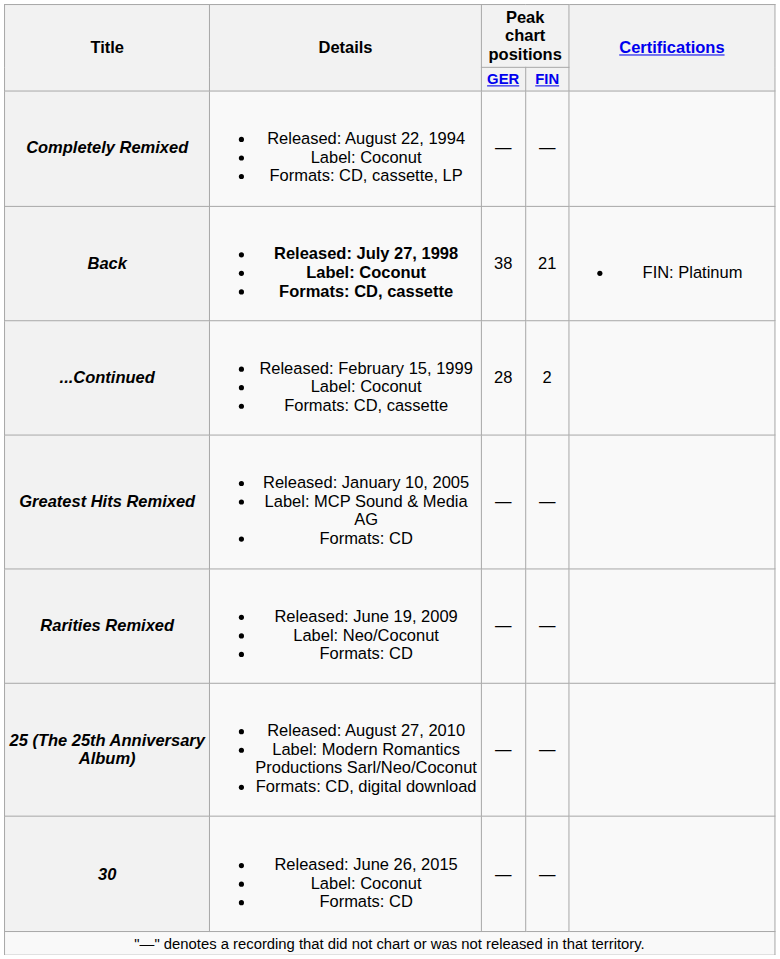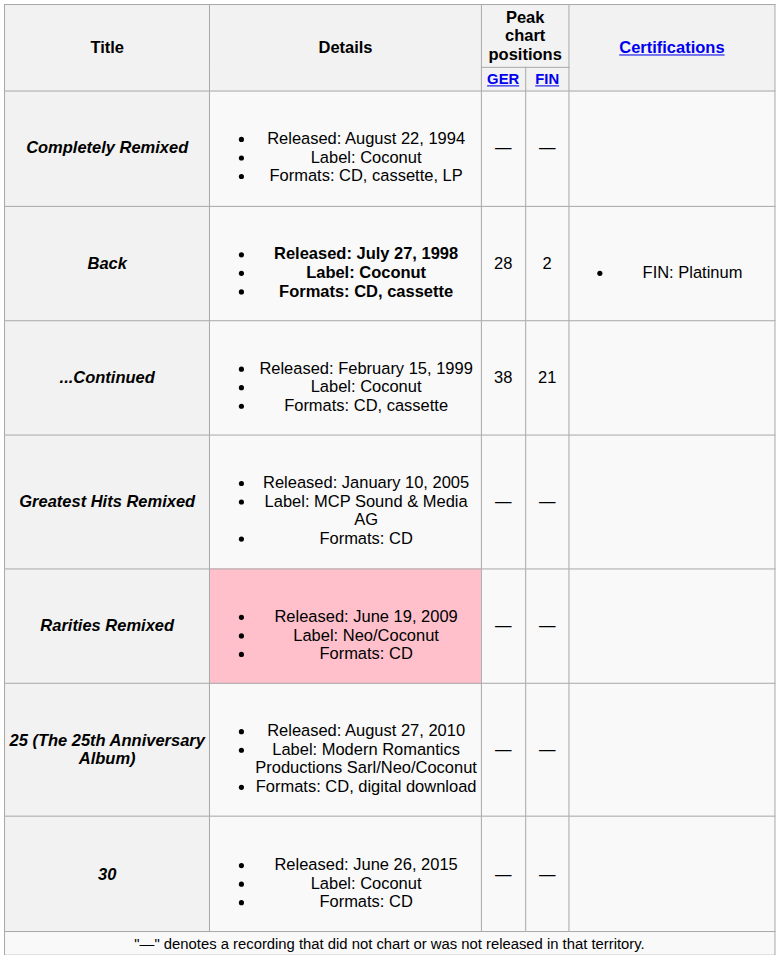(503, 263) 38 -> (503, 263) 28
(547, 263) 21 -> (547, 263) 2
(503, 377) 28 -> (503, 377) 38
(547, 377) 2 -> (547, 377) 21
(346, 635) no background -> (346, 635) pink background
